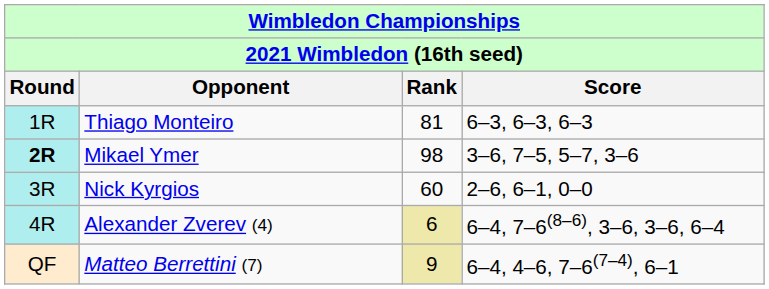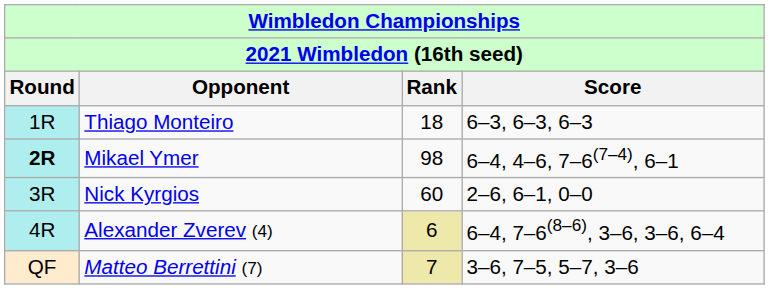(432, 121) 81 -> (432, 121) 18
(553, 154) 3–6, 7–5, 5–7, 3–6 -> (573, 157) 6–4, 4–6, 7–6(7–4), 6–1
(432, 263) 9 -> (432, 266) 7
(573, 263) 6–4, 4–6, 7–6(7–4), 6–1 -> (553, 266) 3–6, 7–5, 5–7, 3–6
